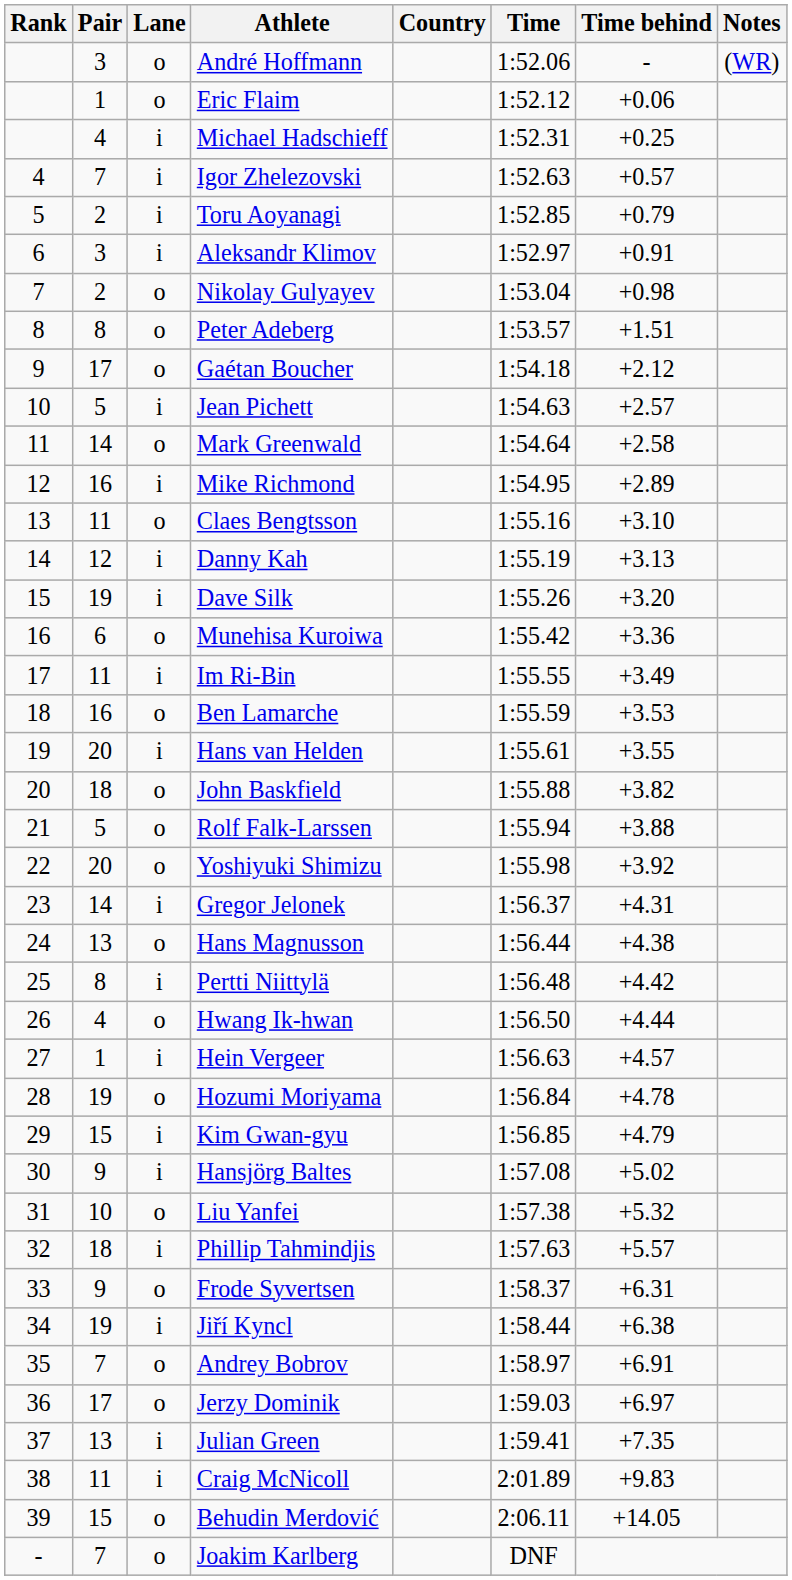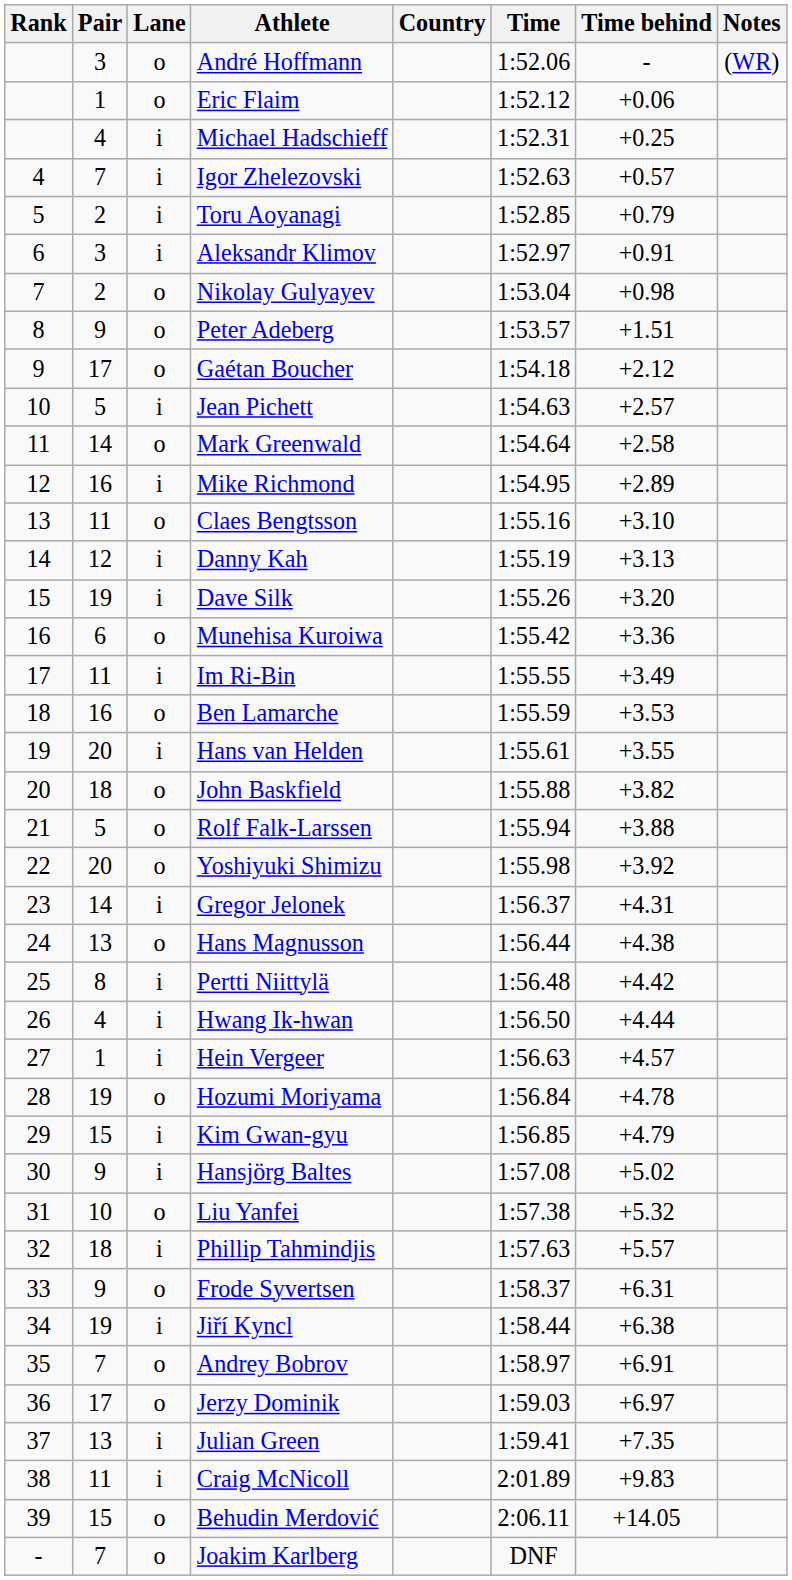(100, 330) 8 -> (100, 330) 9
(159, 1019) o -> (159, 1019) i
